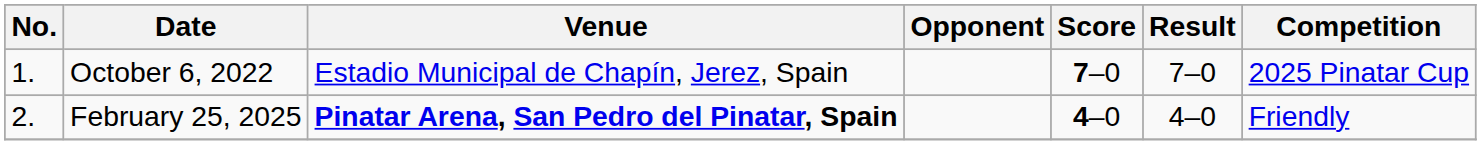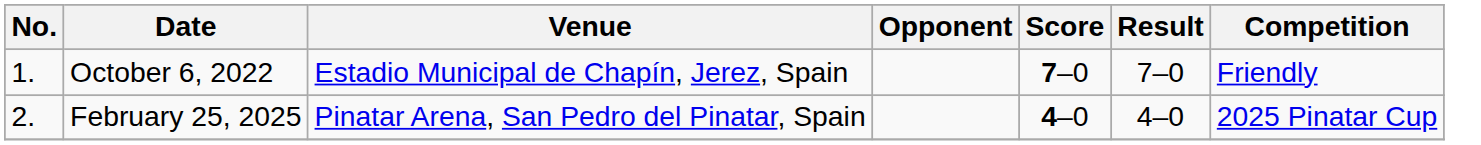(1359, 71) 2025 Pinatar Cup -> (1267, 71) Friendly
(606, 116) bold -> (590, 116) normal
(1299, 116) Friendly -> (1327, 116) 2025 Pinatar Cup
